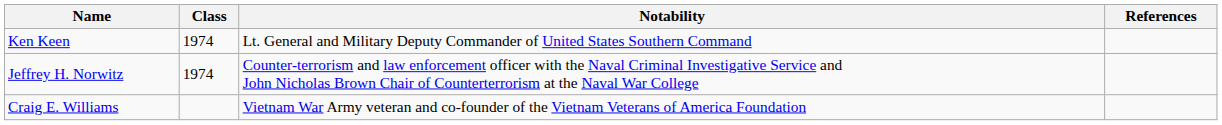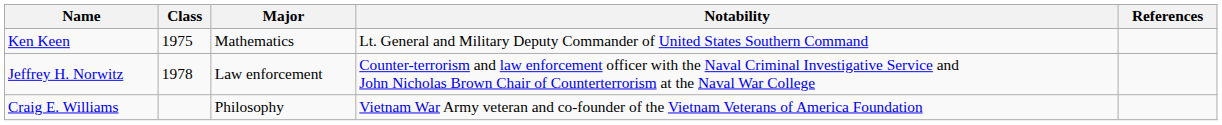+ column: (283, 16)
(198, 41) 1974 -> (177, 41) 1975
(198, 74) 1974 -> (177, 74) 1978
